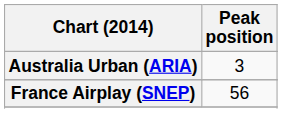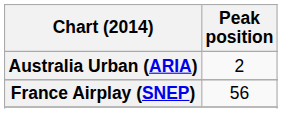(239, 65) 3 -> (239, 65) 2
